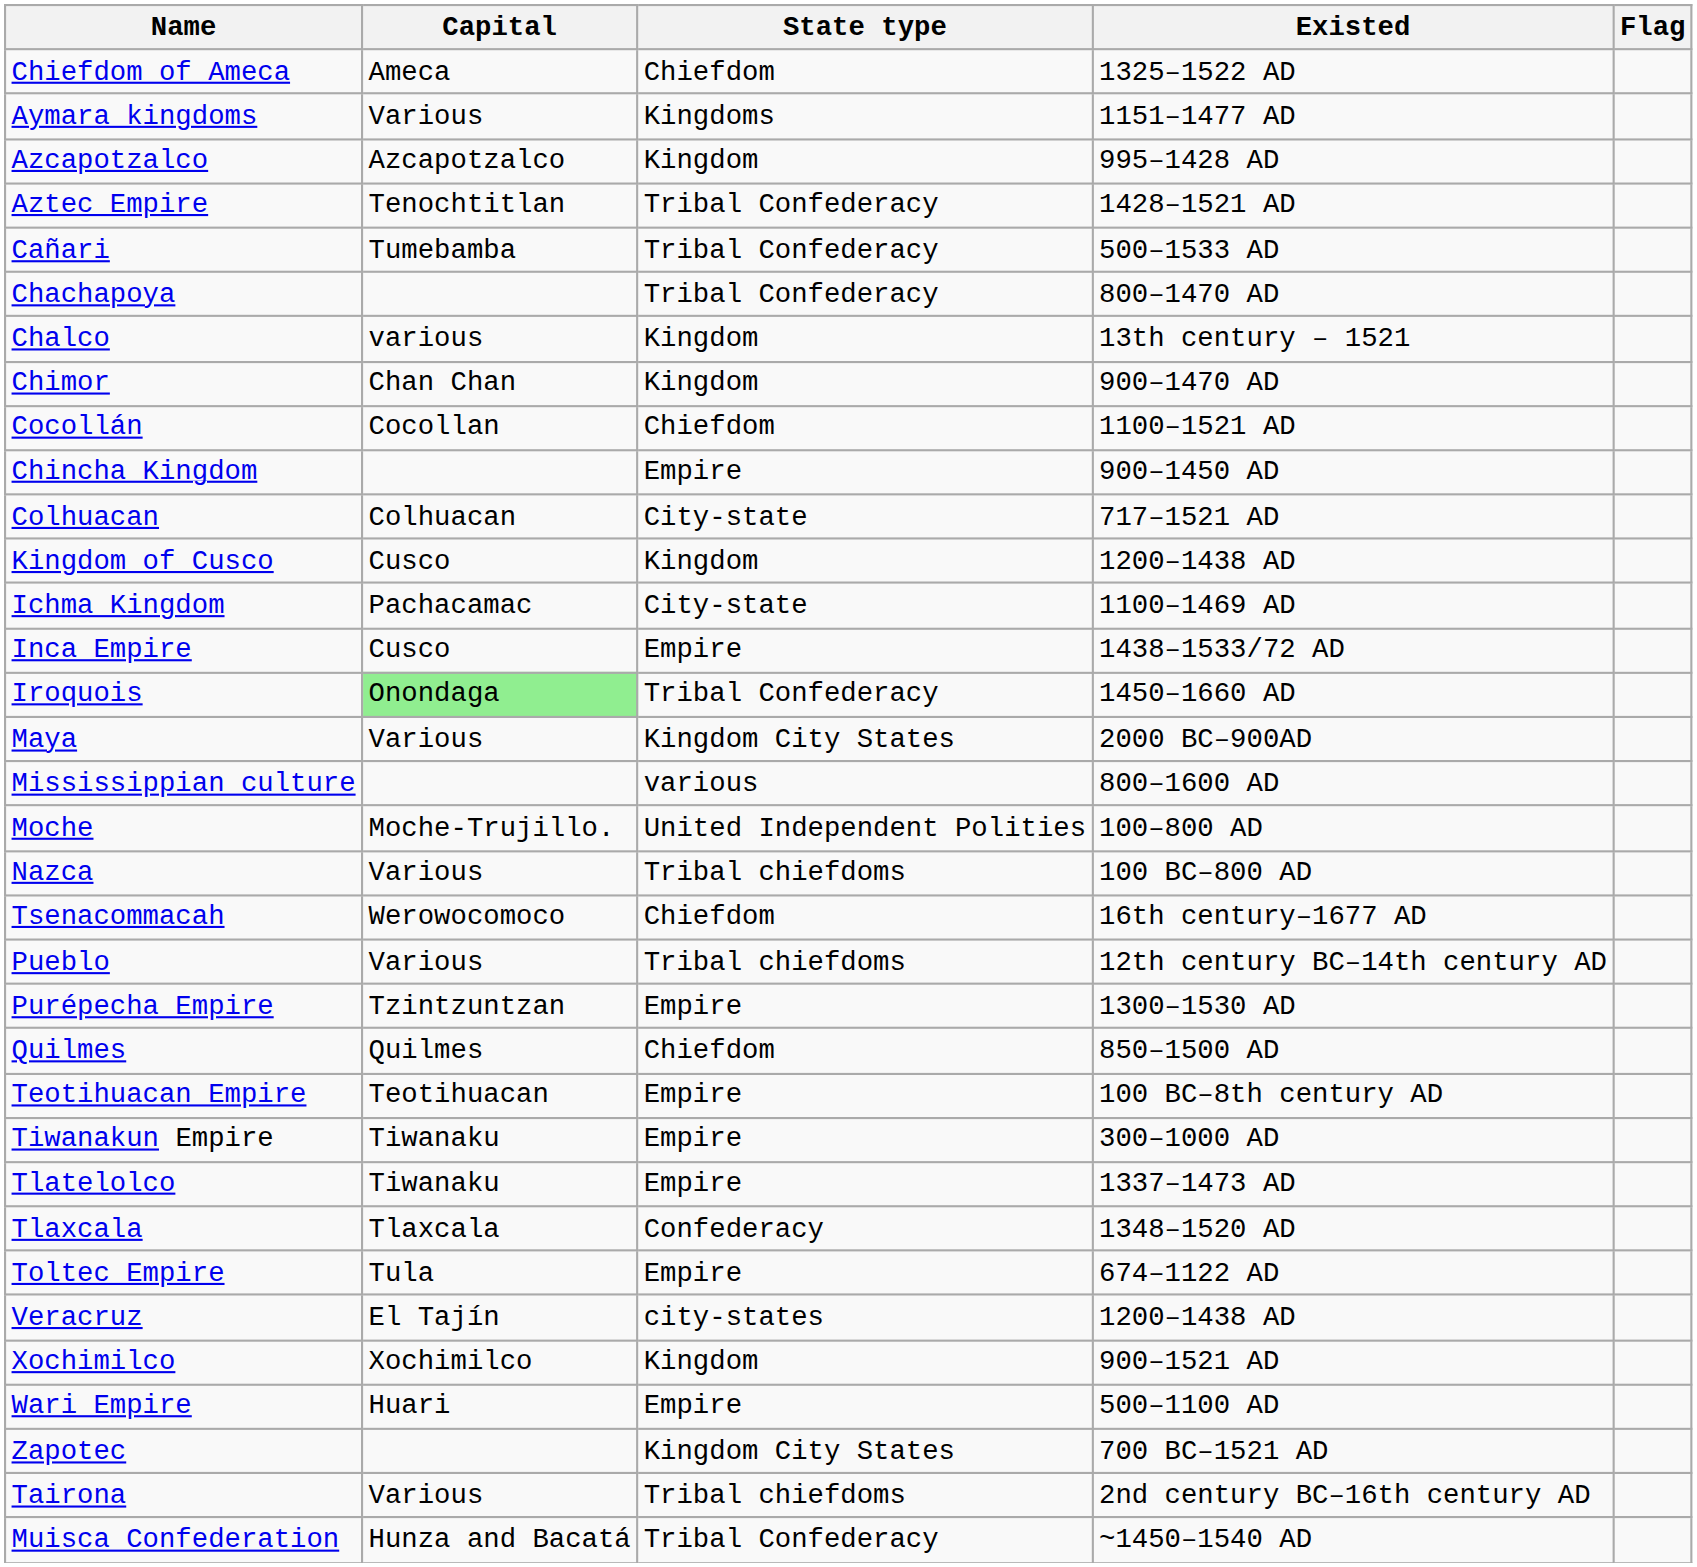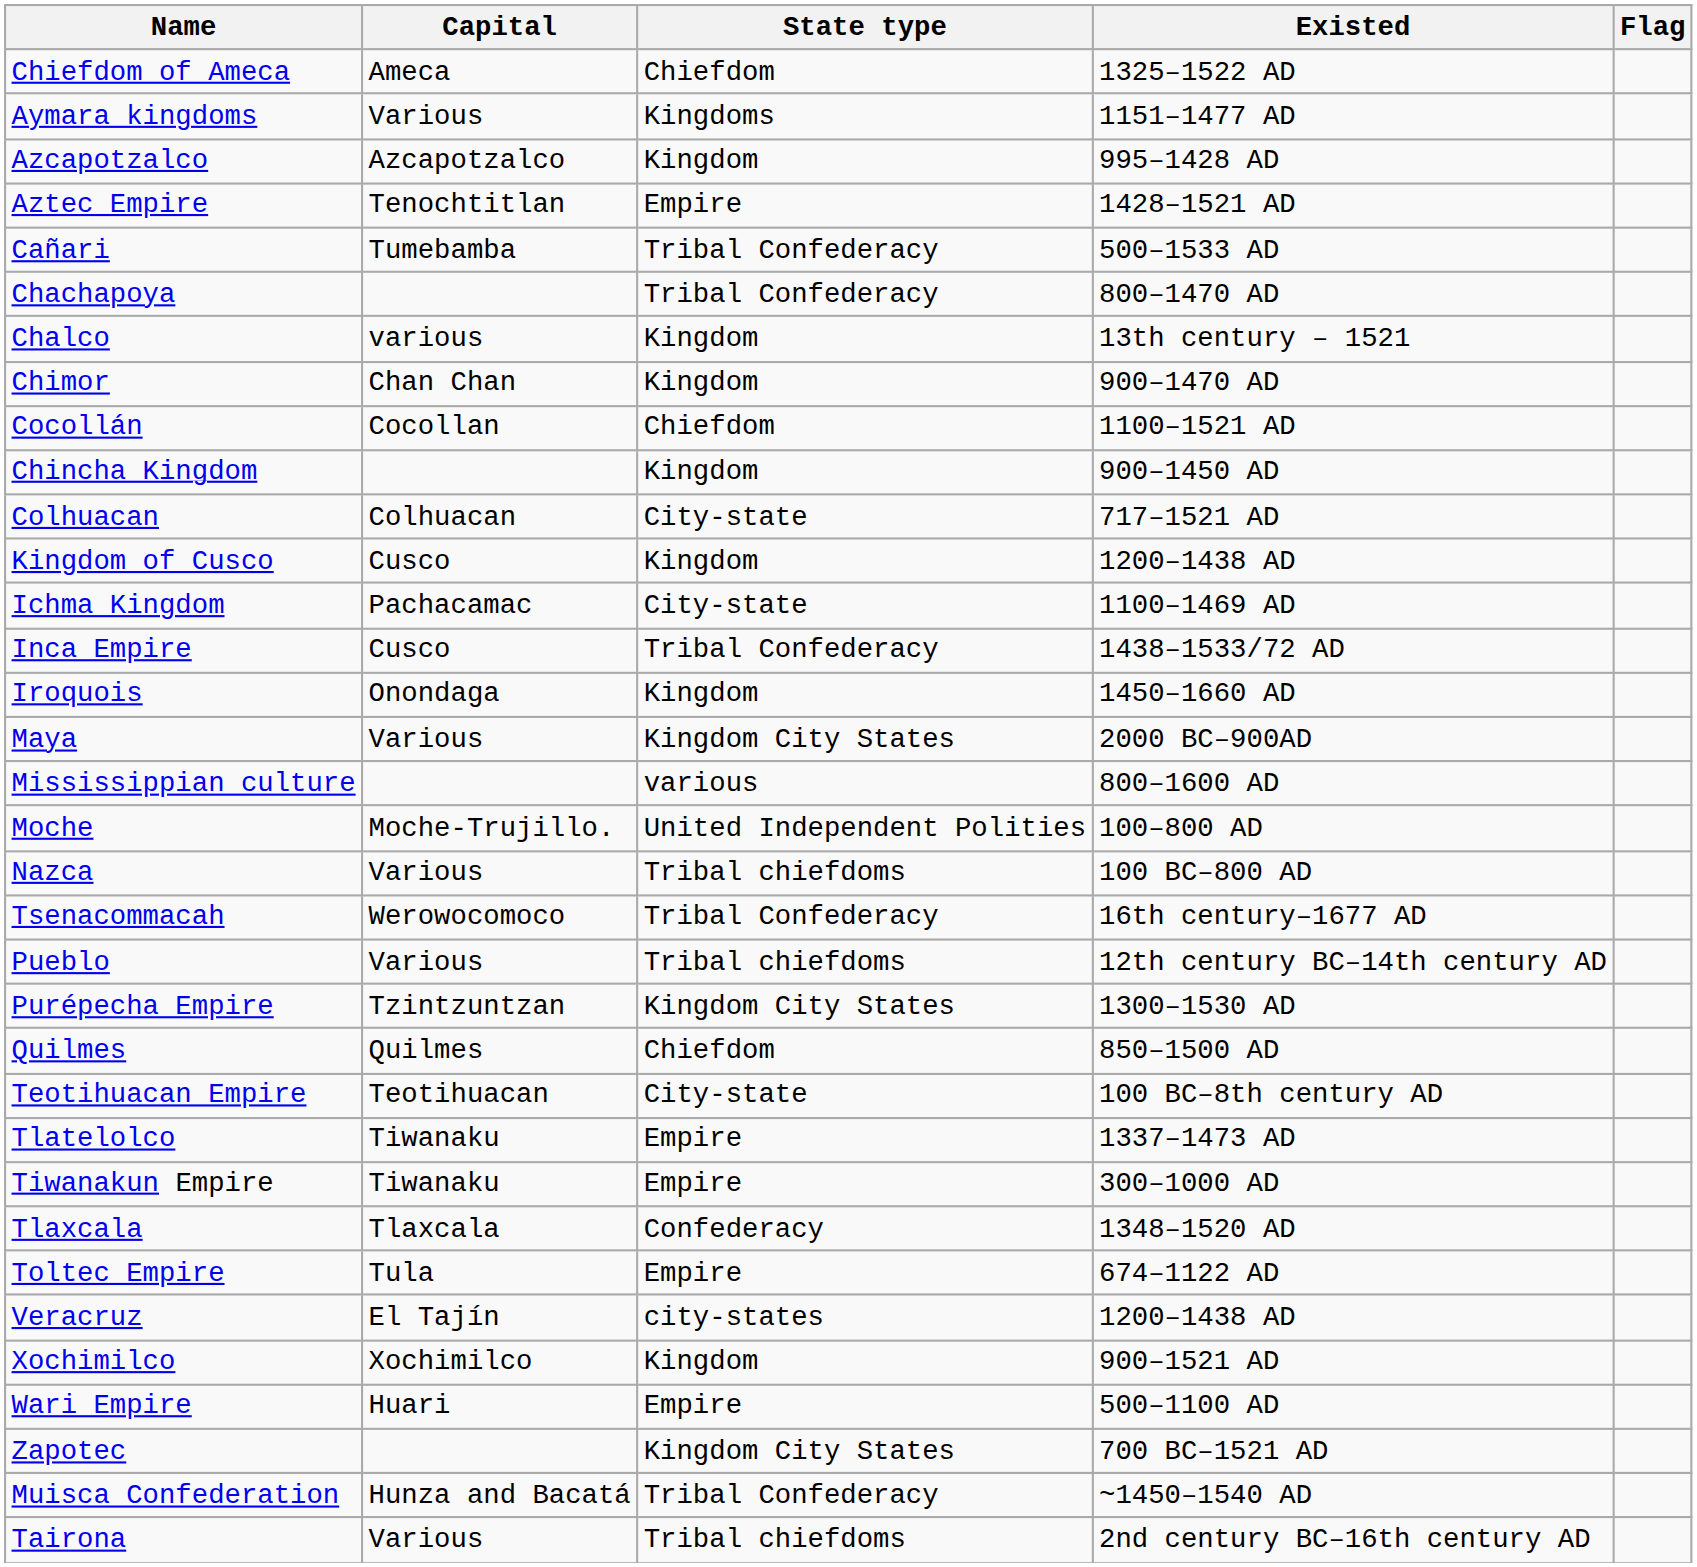(791, 205) Tribal Confederacy -> (693, 205) Empire
(693, 472) Empire -> (701, 472) Kingdom
(693, 650) Empire -> (791, 650) Tribal Confederacy
(434, 695) lightgreen background -> (434, 695) no background
(791, 695) Tribal Confederacy -> (701, 695) Kingdom
(709, 917) Chiefdom -> (791, 917) Tribal Confederacy
(693, 1006) Empire -> (799, 1006) Kingdom City States
(693, 1095) Empire -> (726, 1095) City-state
rows swapped: (143, 1140) <-> (93, 1184)
rows swapped: (175, 1540) <-> (69, 1496)
